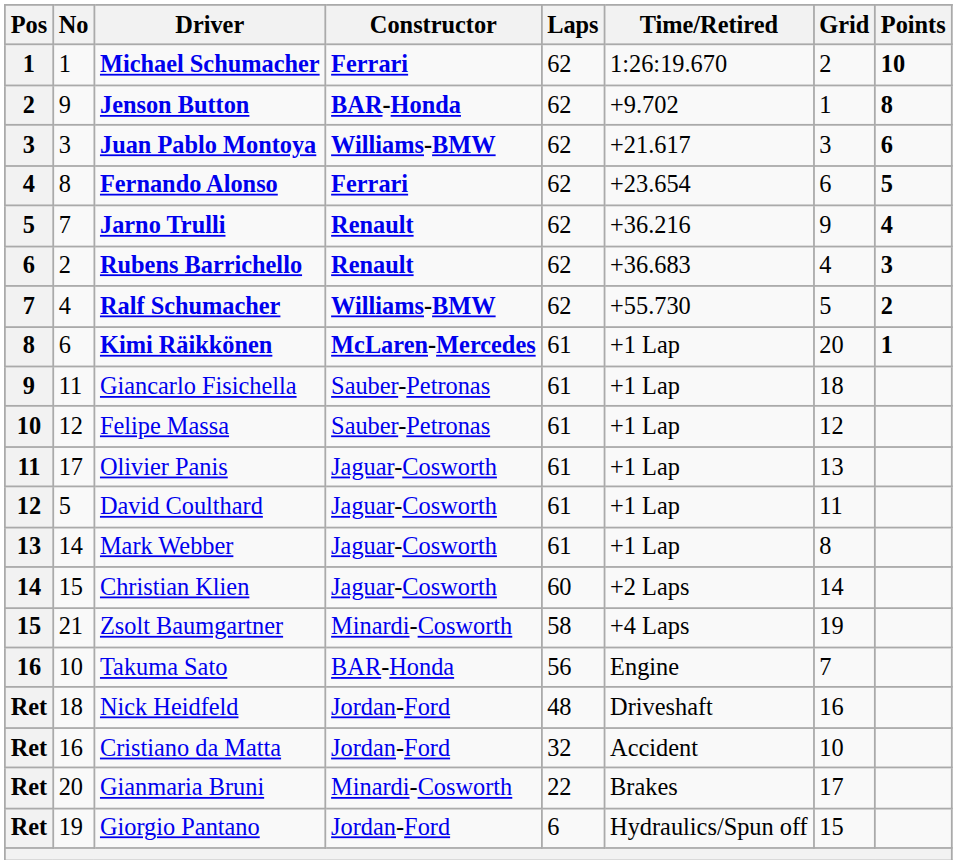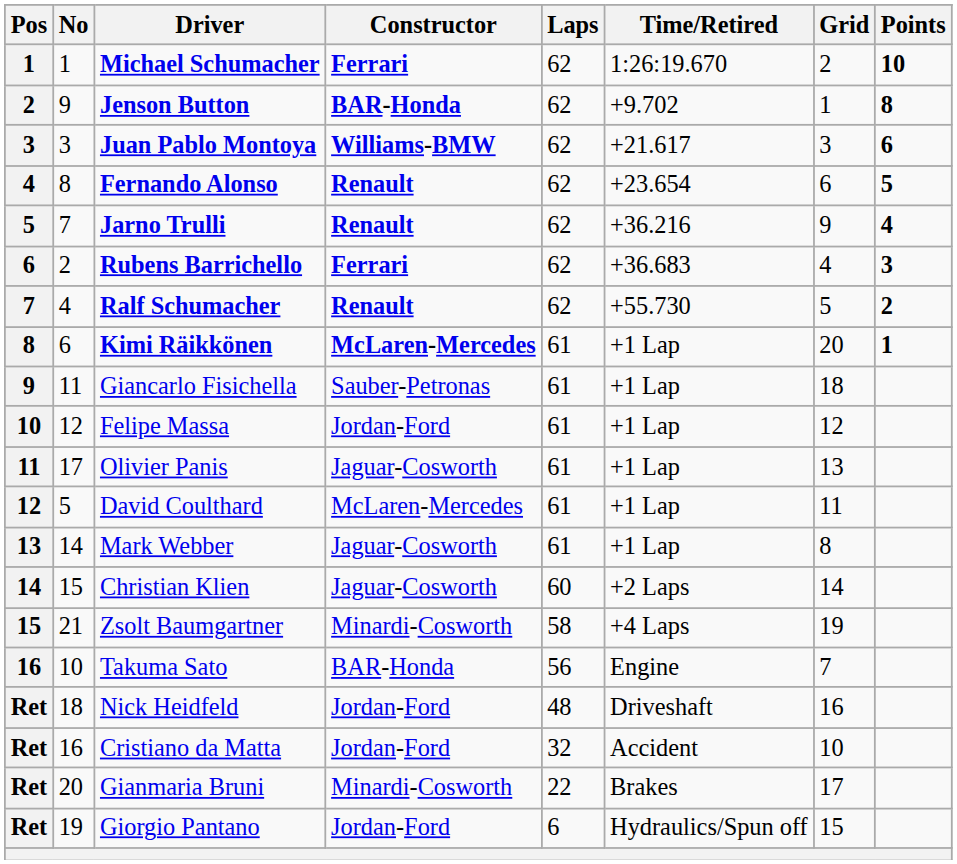(370, 184) Ferrari -> (372, 184) Renault
(372, 265) Renault -> (370, 265) Ferrari
(413, 305) Williams-BMW -> (372, 305) Renault
(411, 425) Sauber-Petronas -> (391, 425) Jordan-Ford
(414, 506) Jaguar-Cosworth -> (427, 506) McLaren-Mercedes
